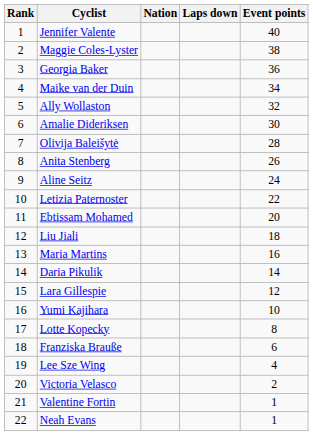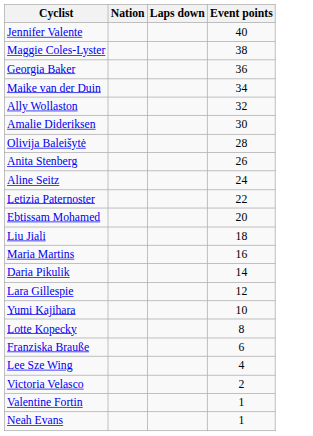- column: (21, 13)
